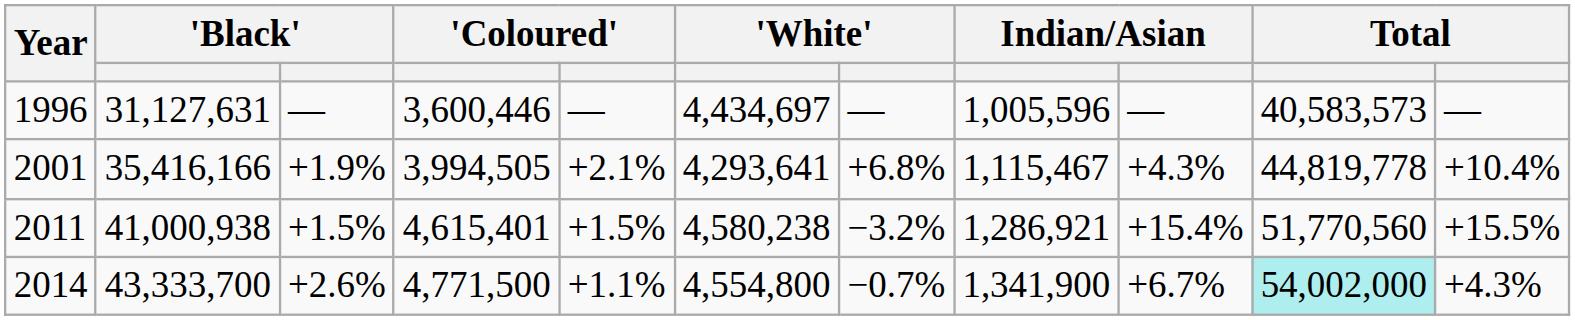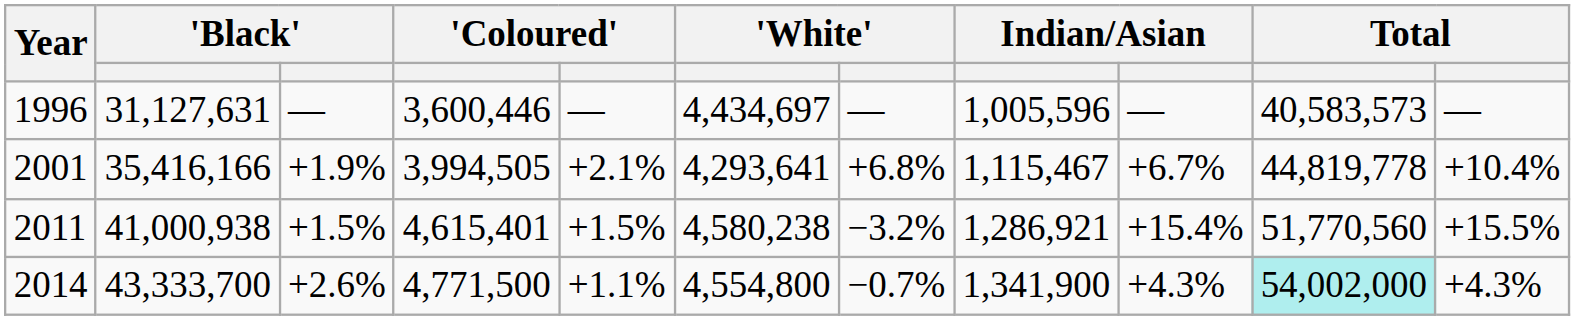(1176, 168) +4.3% -> (1176, 168) +6.7%
(1176, 285) +6.7% -> (1176, 285) +4.3%
